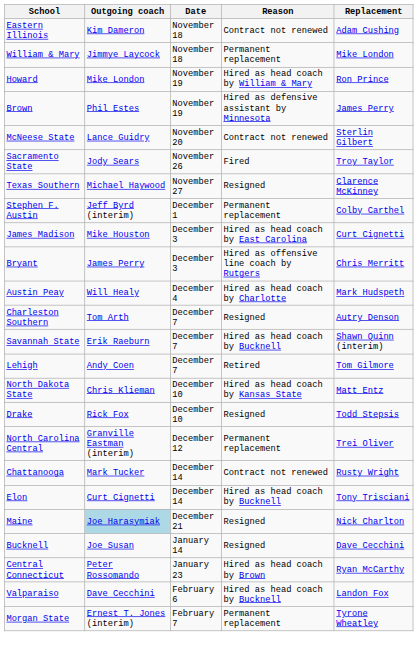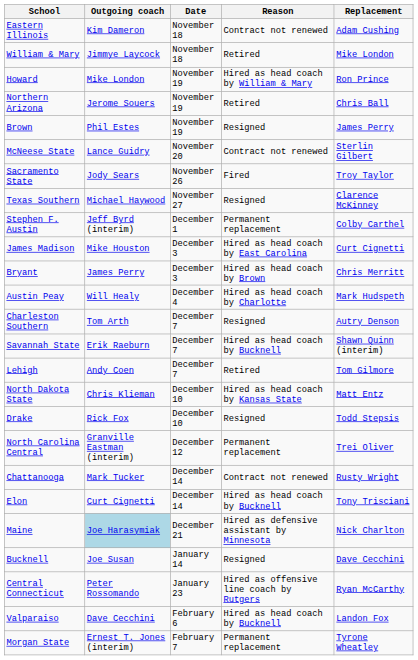(252, 55) Permanent replacement -> (242, 55) Retired
+ row: (27, 103)
(270, 108) Hired as defensive assistant by Minnesota -> (244, 128) Resigned
(270, 264) Hired as offensive line coach by Rutgers -> (273, 273) Hired as head coach by Brown
(244, 521) Resigned -> (270, 531) Hired as defensive assistant by Minnesota
(273, 570) Hired as head coach by Brown -> (270, 589) Hired as offensive line coach by Rutgers
